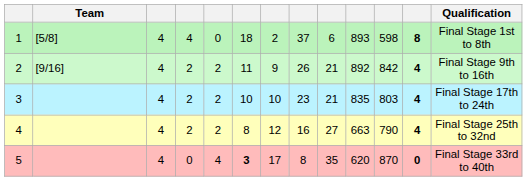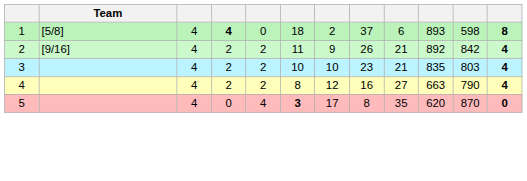- column: (477, 13)
(189, 37) normal -> (229, 31) bold
